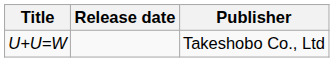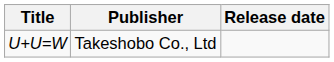columns swapped: (125, 17) <-> (254, 17)
